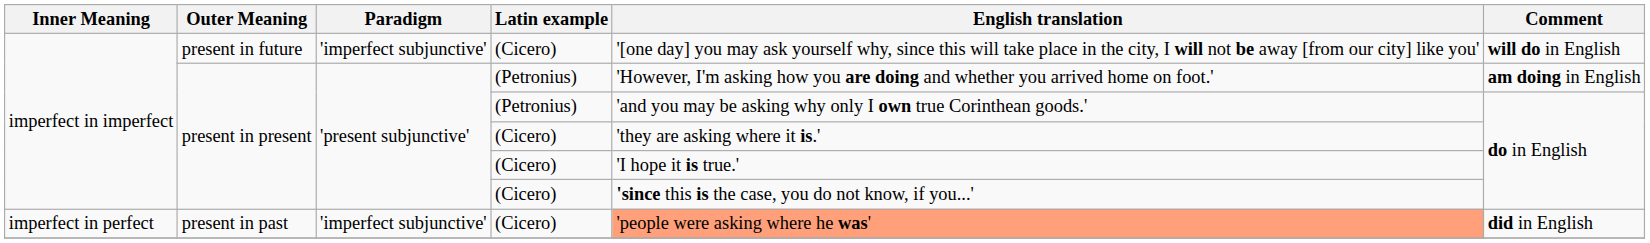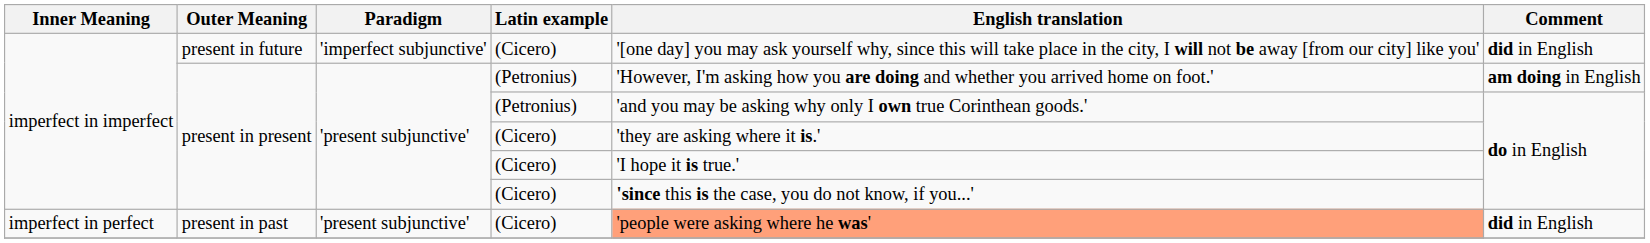(1554, 48) will do in English -> (1540, 48) did in English
(403, 223) 'imperfect subjunctive' -> (395, 223) 'present subjunctive'
